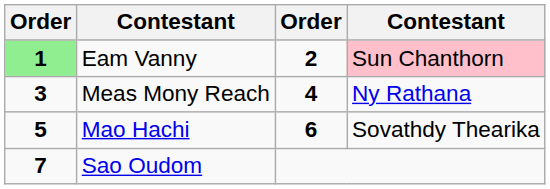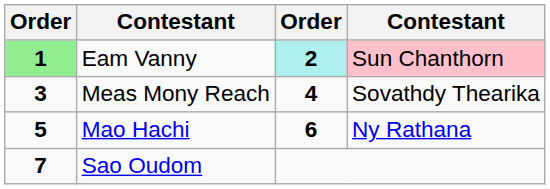(311, 58) no background -> (311, 58) paleturquoise background
(412, 93) Ny Rathana -> (446, 93) Sovathdy Thearika
(446, 129) Sovathdy Thearika -> (412, 129) Ny Rathana
